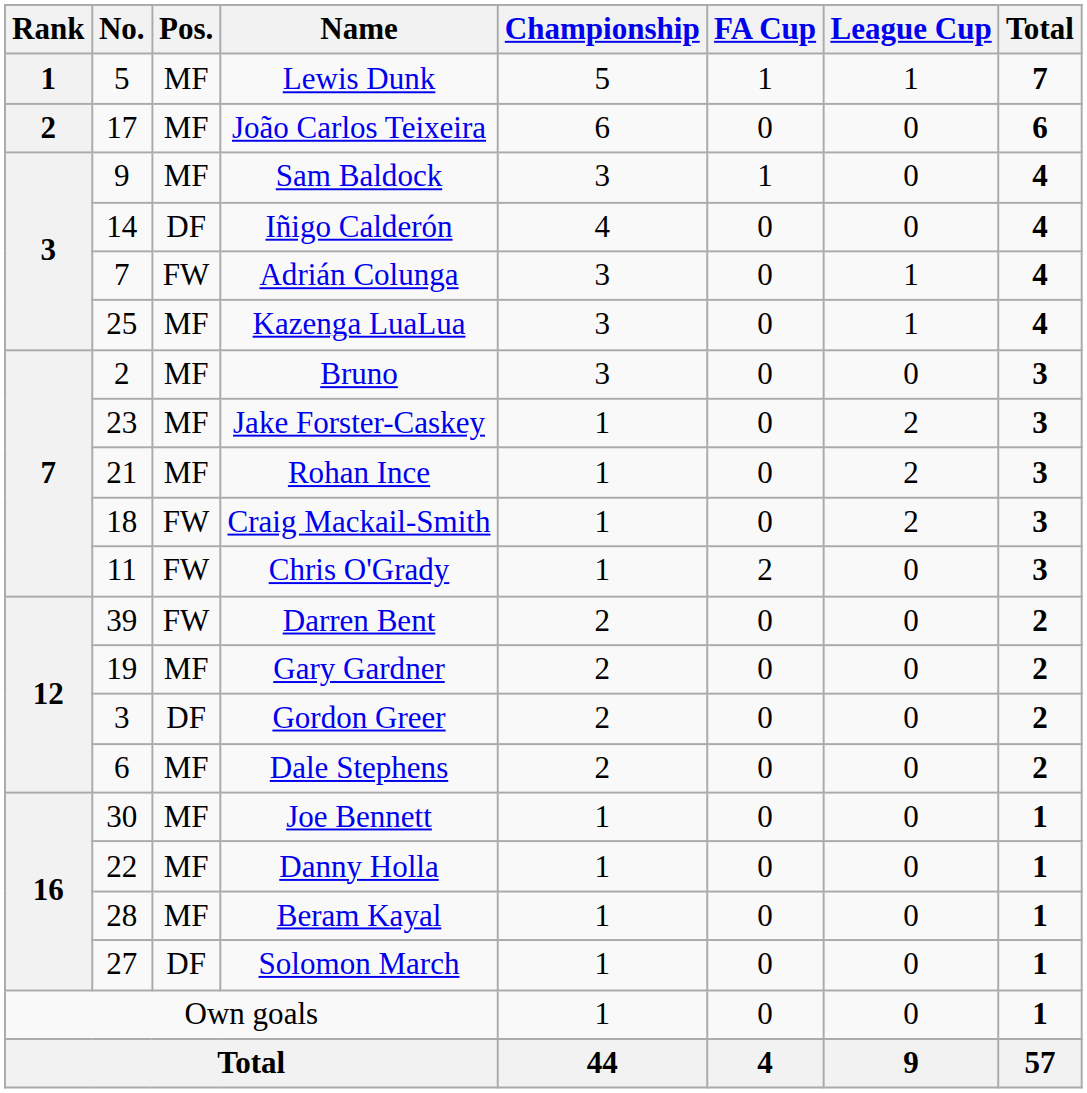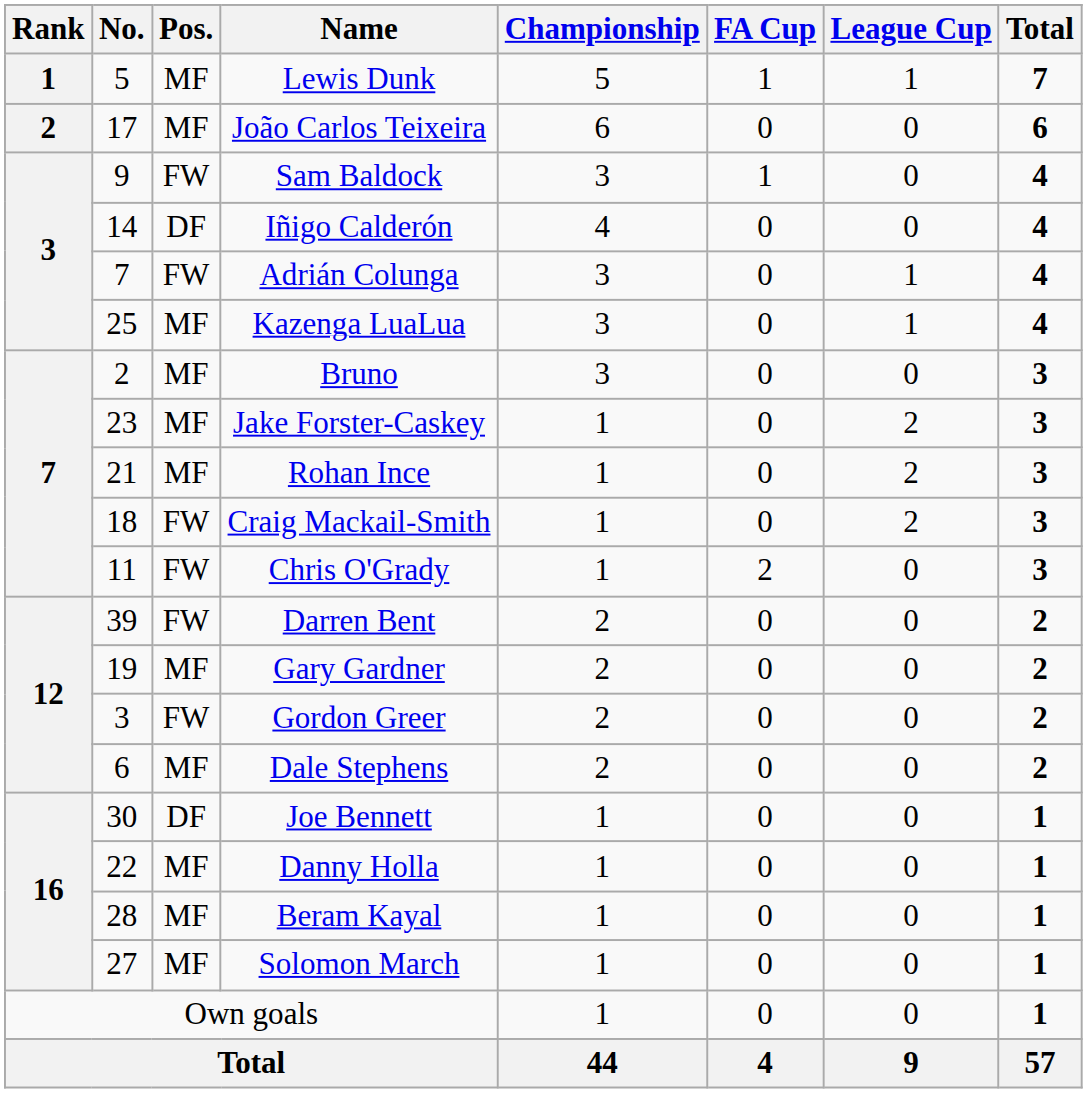(186, 176) MF -> (186, 176) FW
(186, 718) DF -> (186, 718) FW
(186, 816) MF -> (186, 816) DF
(186, 964) DF -> (186, 964) MF
